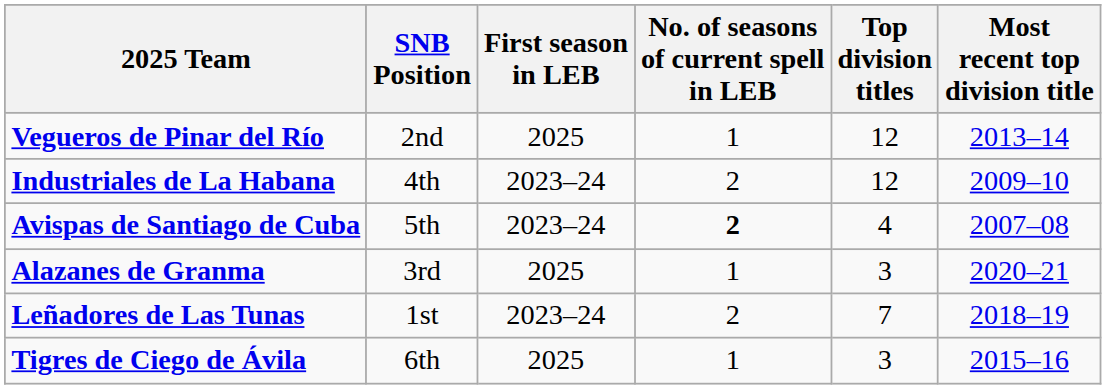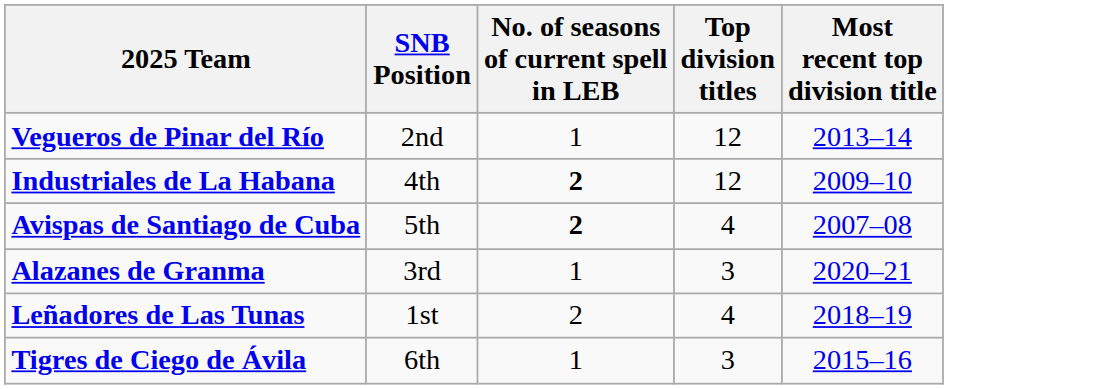- column: (556, 58)
(733, 180) normal -> (576, 180) bold
(885, 315) 7 -> (728, 315) 4
